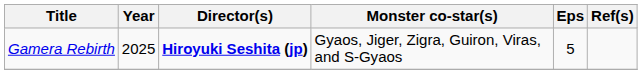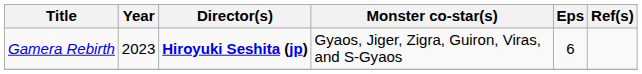(139, 48) 2025 -> (139, 48) 2023
(570, 48) 5 -> (570, 48) 6
